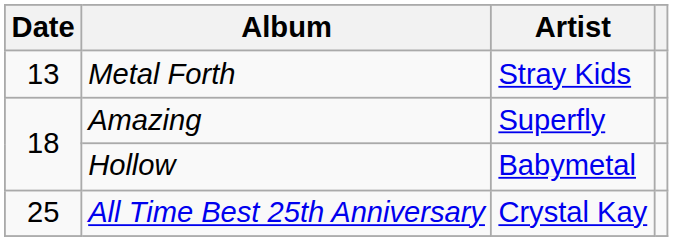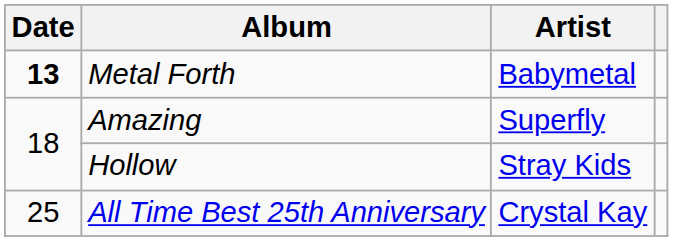(43, 73) normal -> (43, 73) bold
(565, 73) Stray Kids -> (567, 73) Babymetal
(567, 166) Babymetal -> (565, 166) Stray Kids
